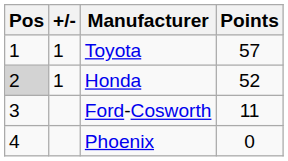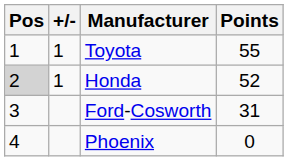(250, 50) 57 -> (250, 50) 55
(250, 111) 11 -> (250, 111) 31
